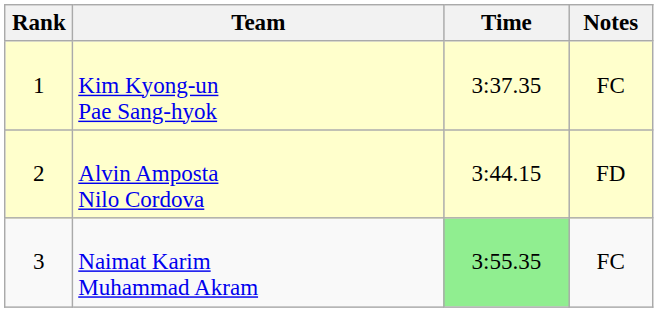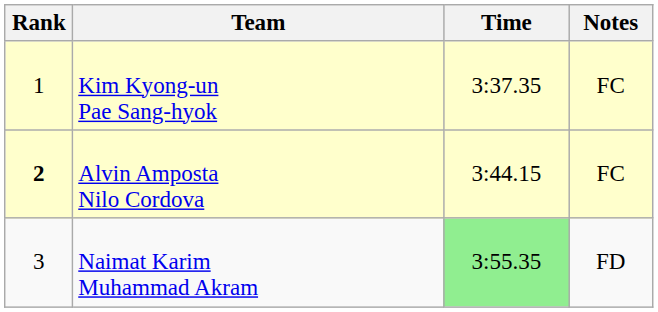(39, 173) normal -> (39, 173) bold
(611, 173) FD -> (611, 173) FC
(611, 261) FC -> (611, 261) FD
